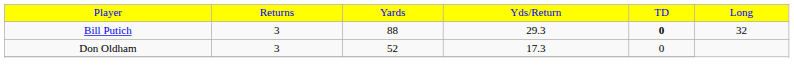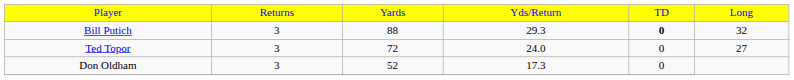+ row: (108, 48)
